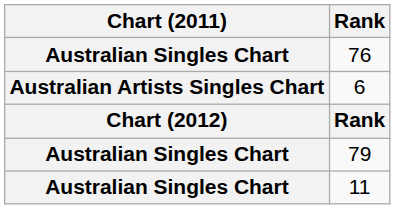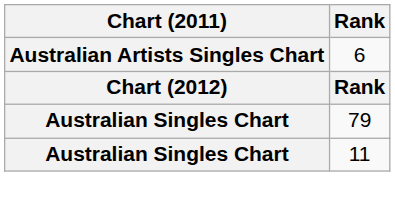- row: (360, 54)
